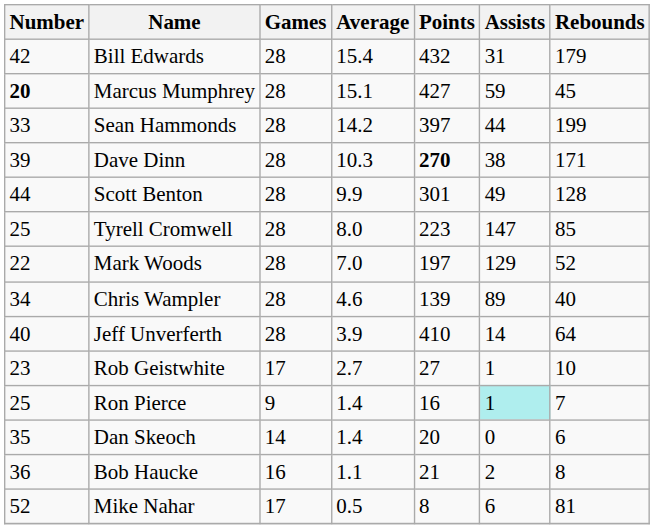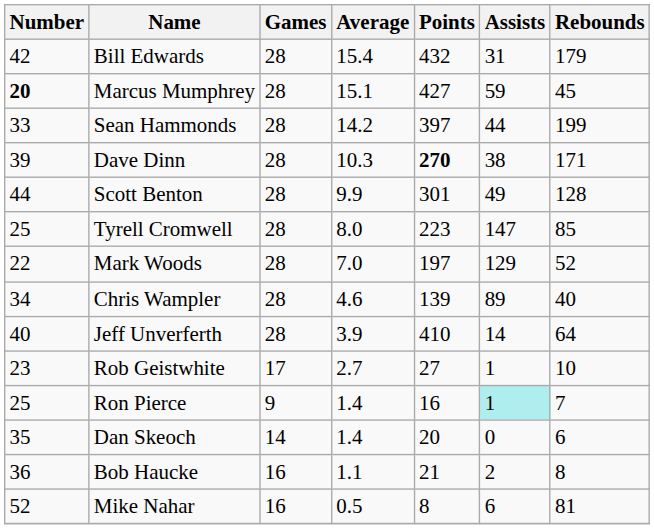(275, 506) 17 -> (275, 506) 16
